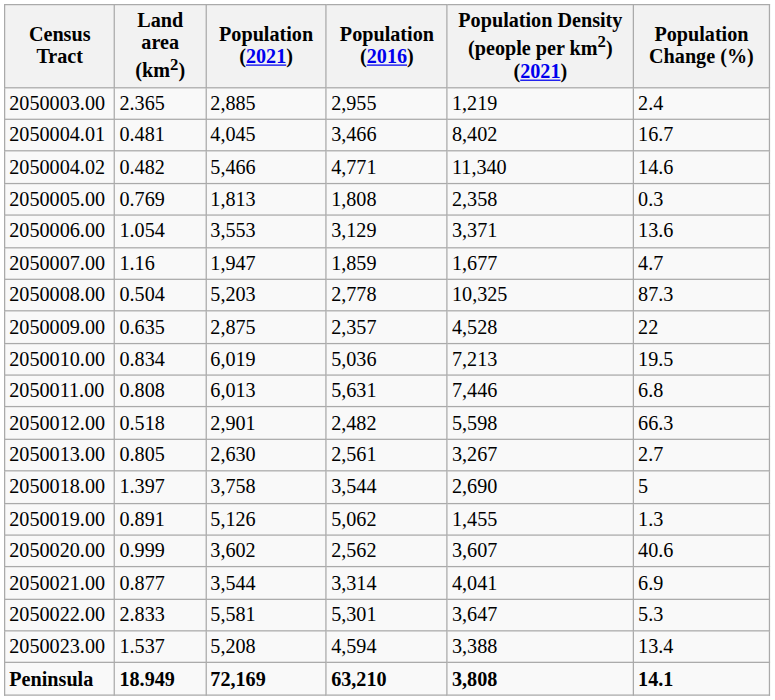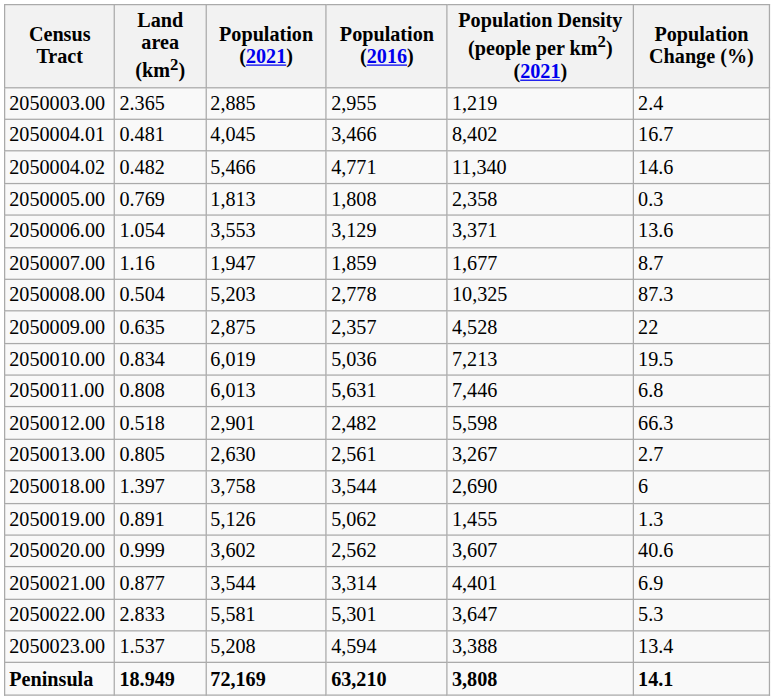(651, 263) 4.7 -> (651, 263) 8.7
(643, 486) 5 -> (643, 486) 6
(475, 582) 4,041 -> (475, 582) 4,401
